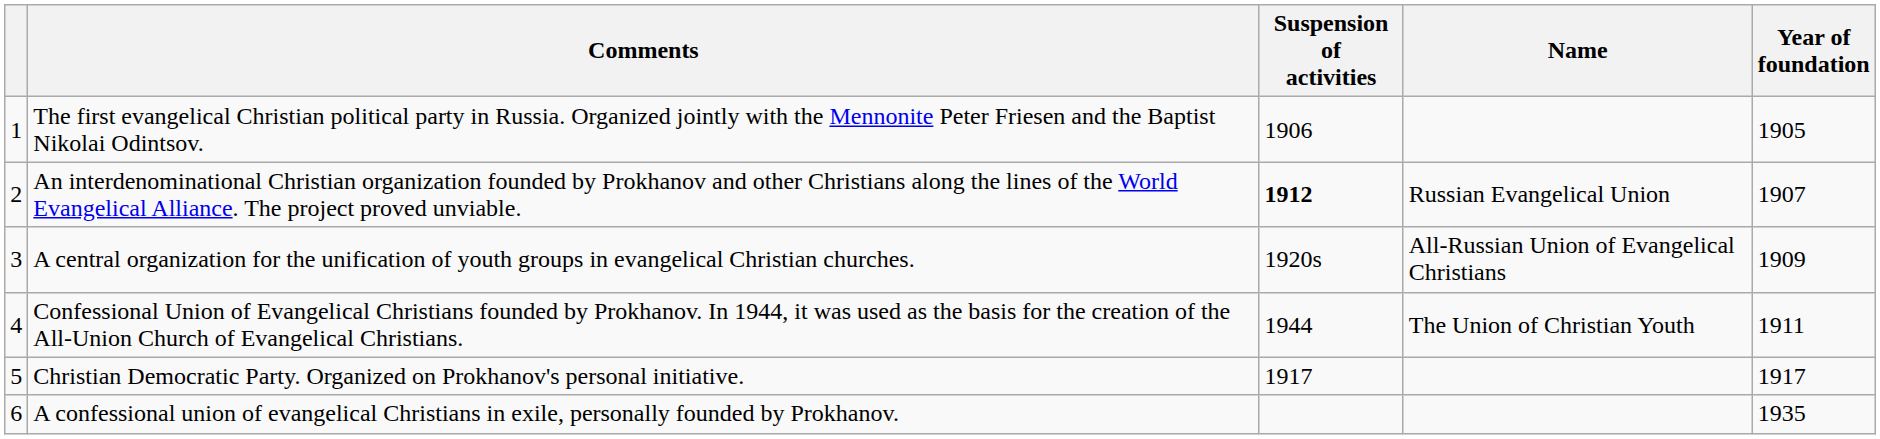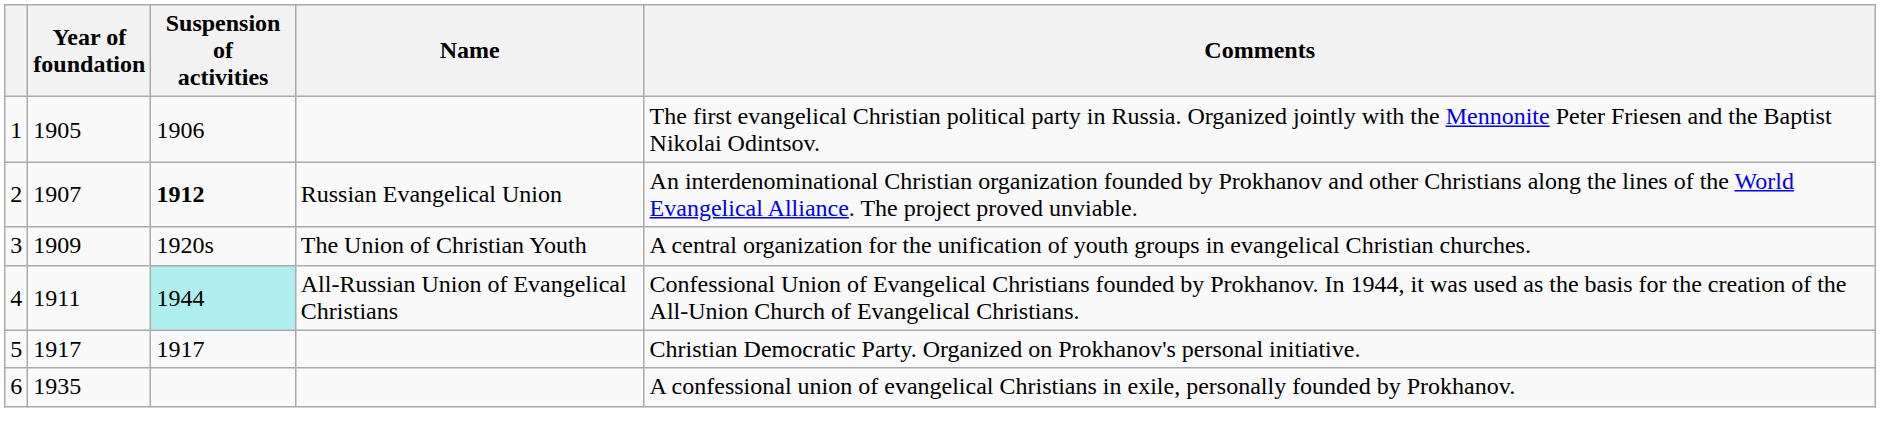columns swapped: (1814, 50) <-> (643, 50)
(1572, 259) All-Russian Union of Evangelical Christians -> (444, 245) The Union of Christian Youth
(1288, 324) no background -> (180, 297) paleturquoise background
(1552, 324) The Union of Christian Youth -> (464, 297) All-Russian Union of Evangelical Christians
